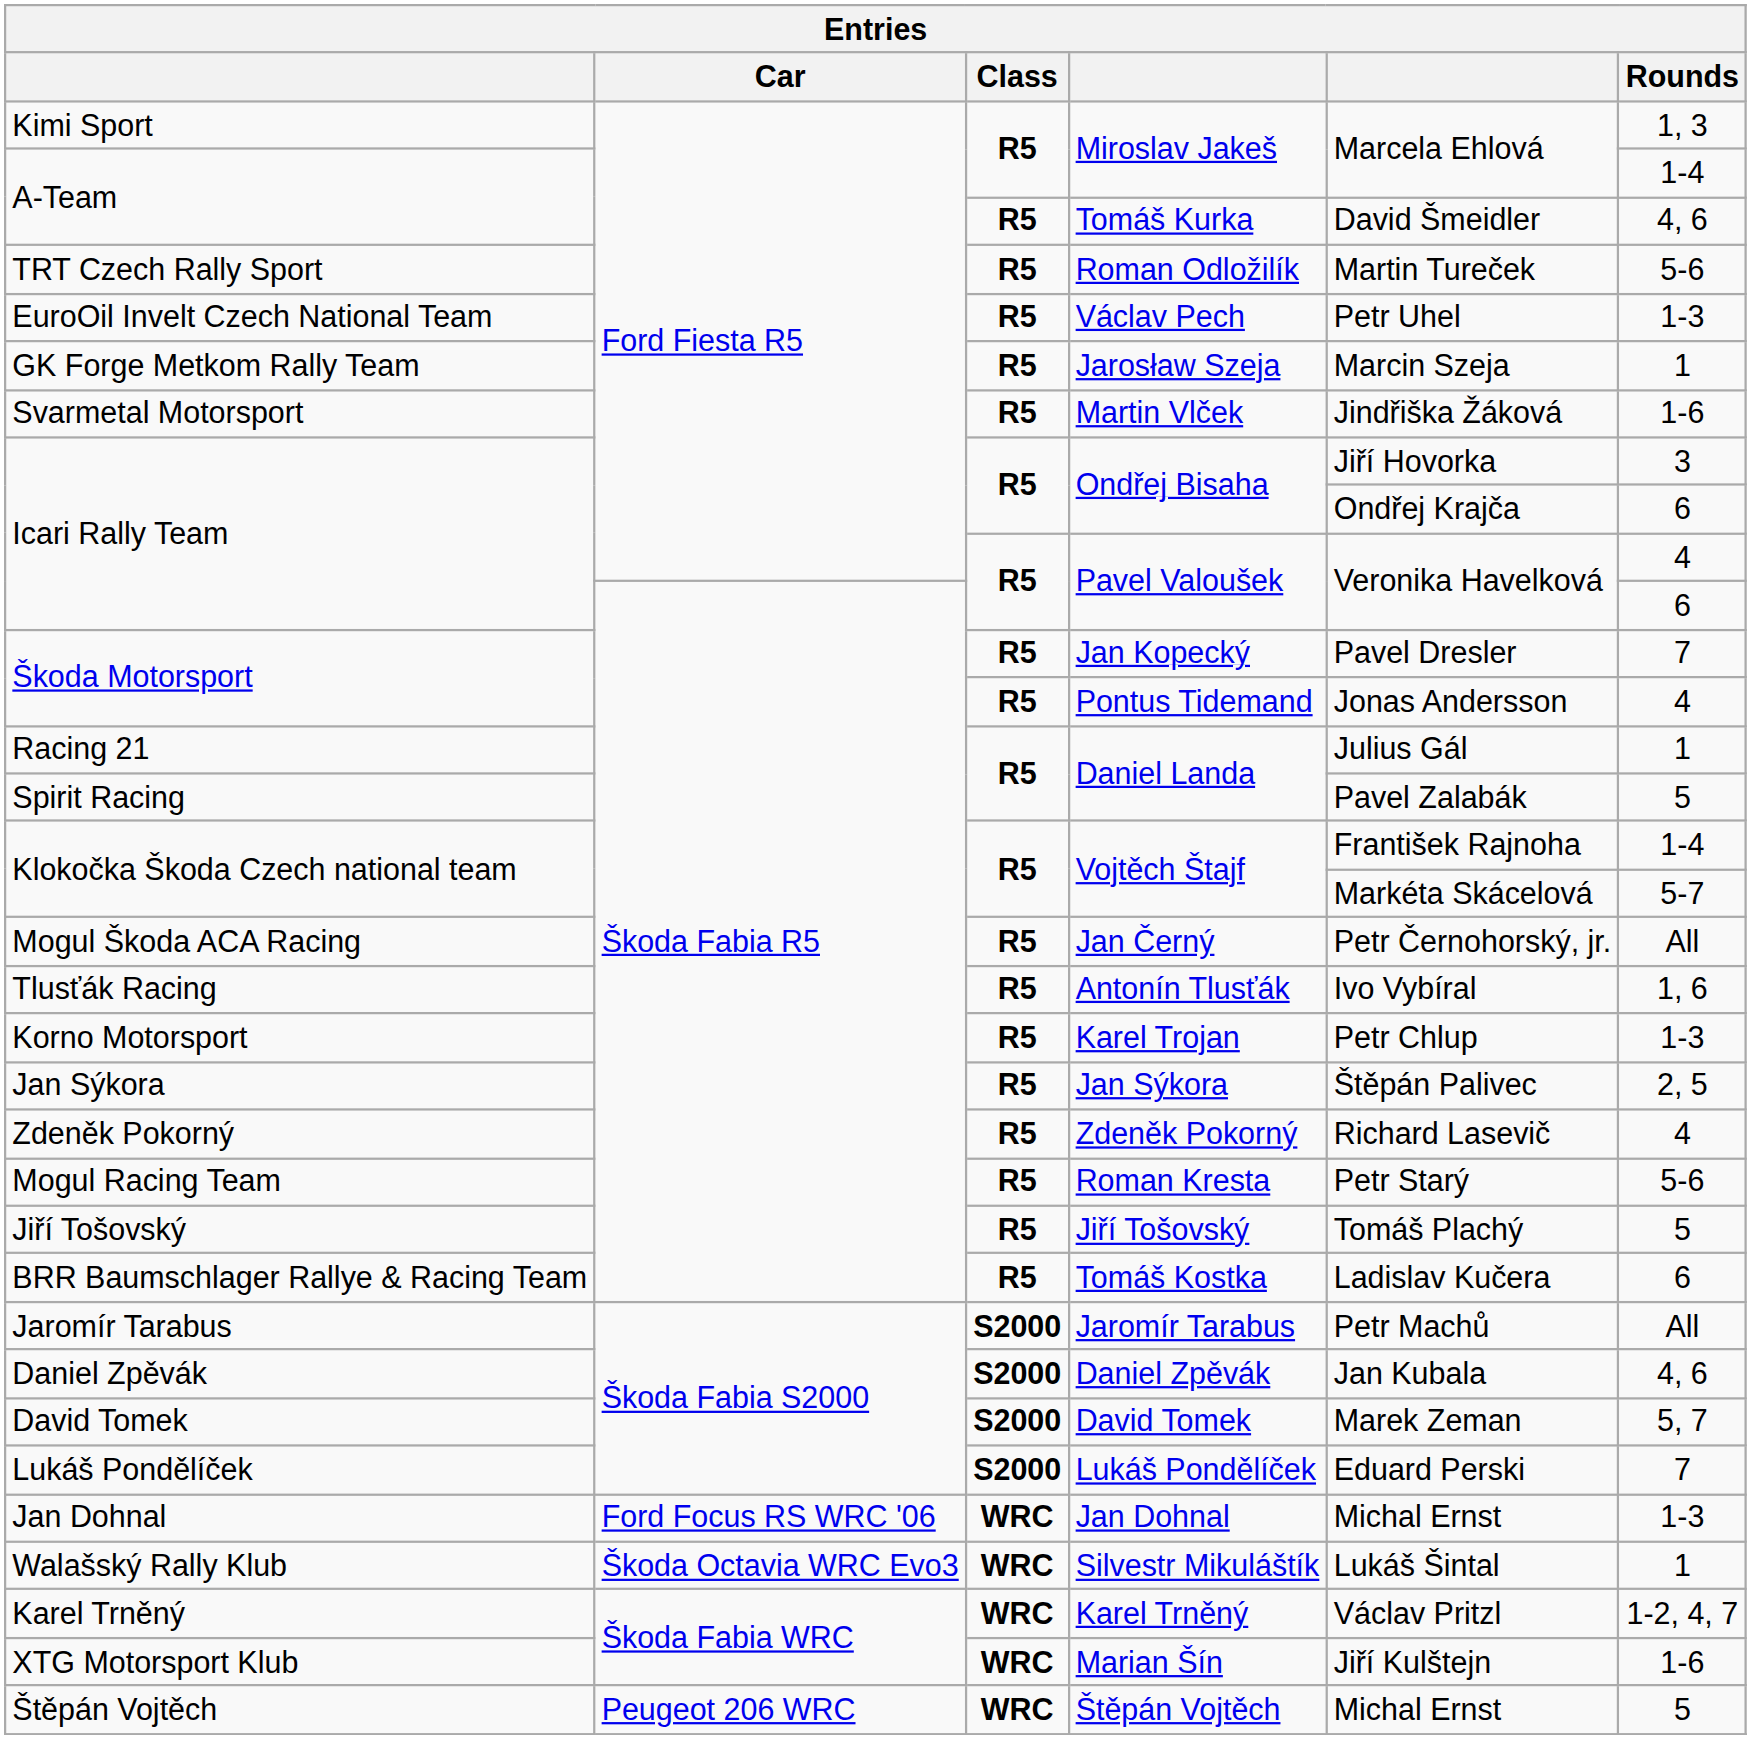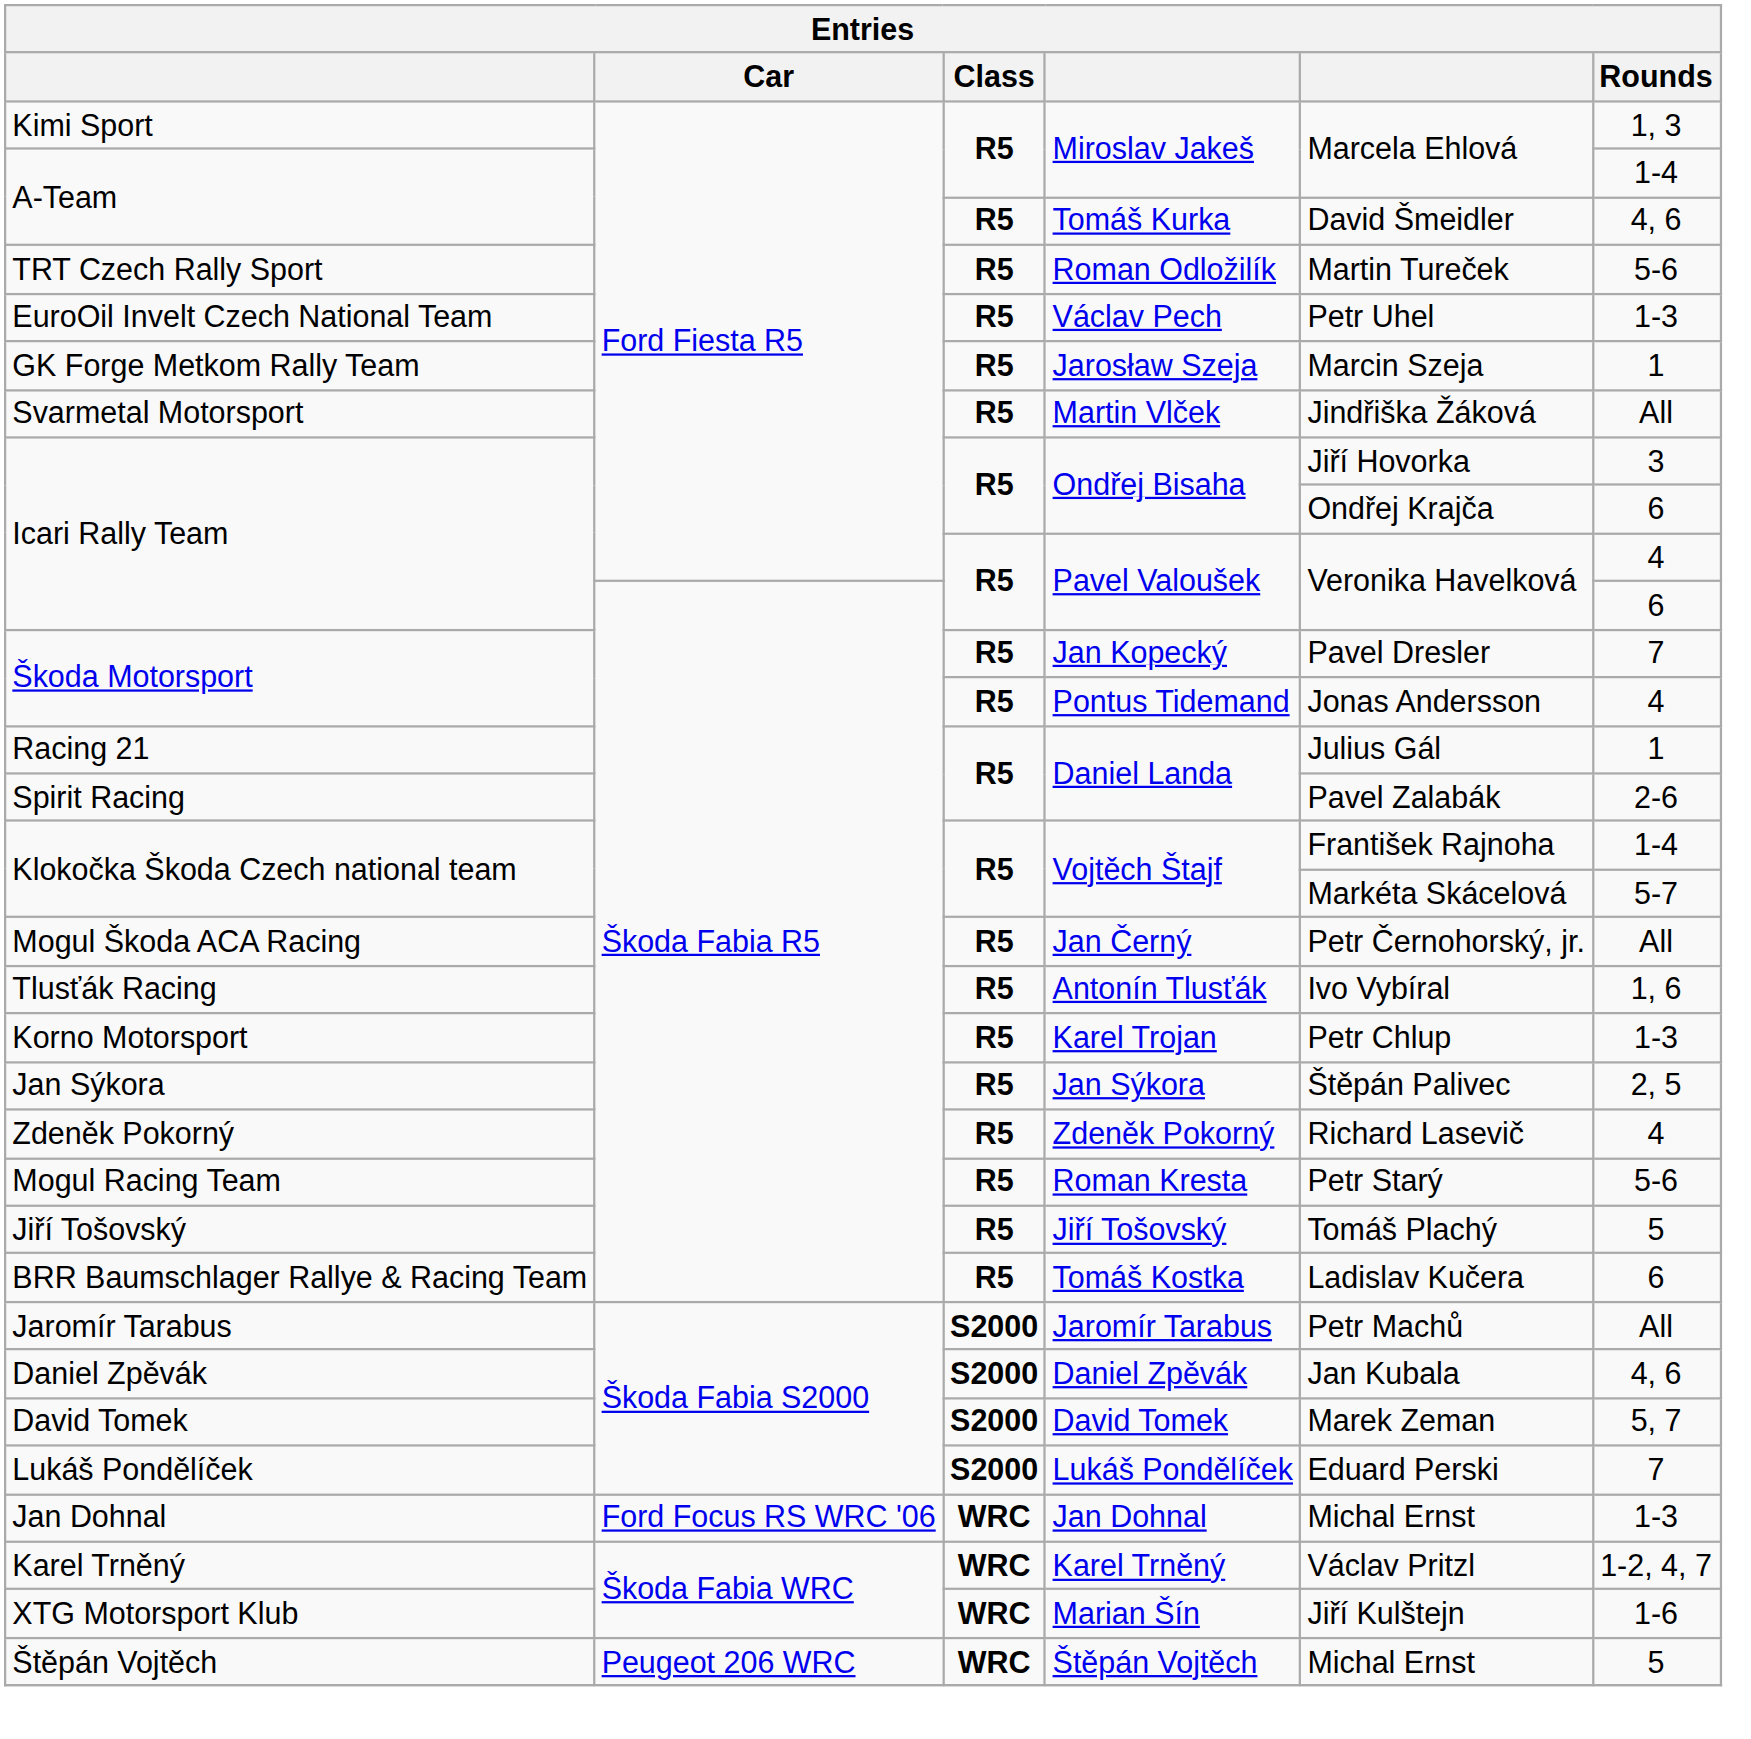(1682, 413) 1-6 -> (1656, 413) All
(1682, 797) 5 -> (1656, 797) 2-6
- row: (150, 1565)
